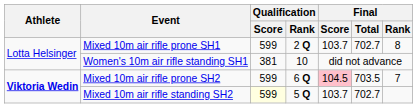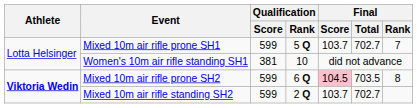(302, 46) 2 Q -> (302, 46) 5 Q
(398, 46) 8 -> (398, 46) 7
(398, 78) 7 -> (398, 78) 8
(268, 95) lightyellow background -> (268, 95) no background
(302, 95) 5 Q -> (302, 95) 2 Q
